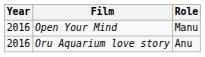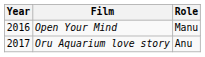(18, 44) 2016 -> (18, 44) 2017
